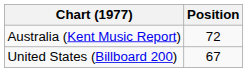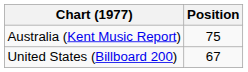(213, 36) 72 -> (213, 36) 75
